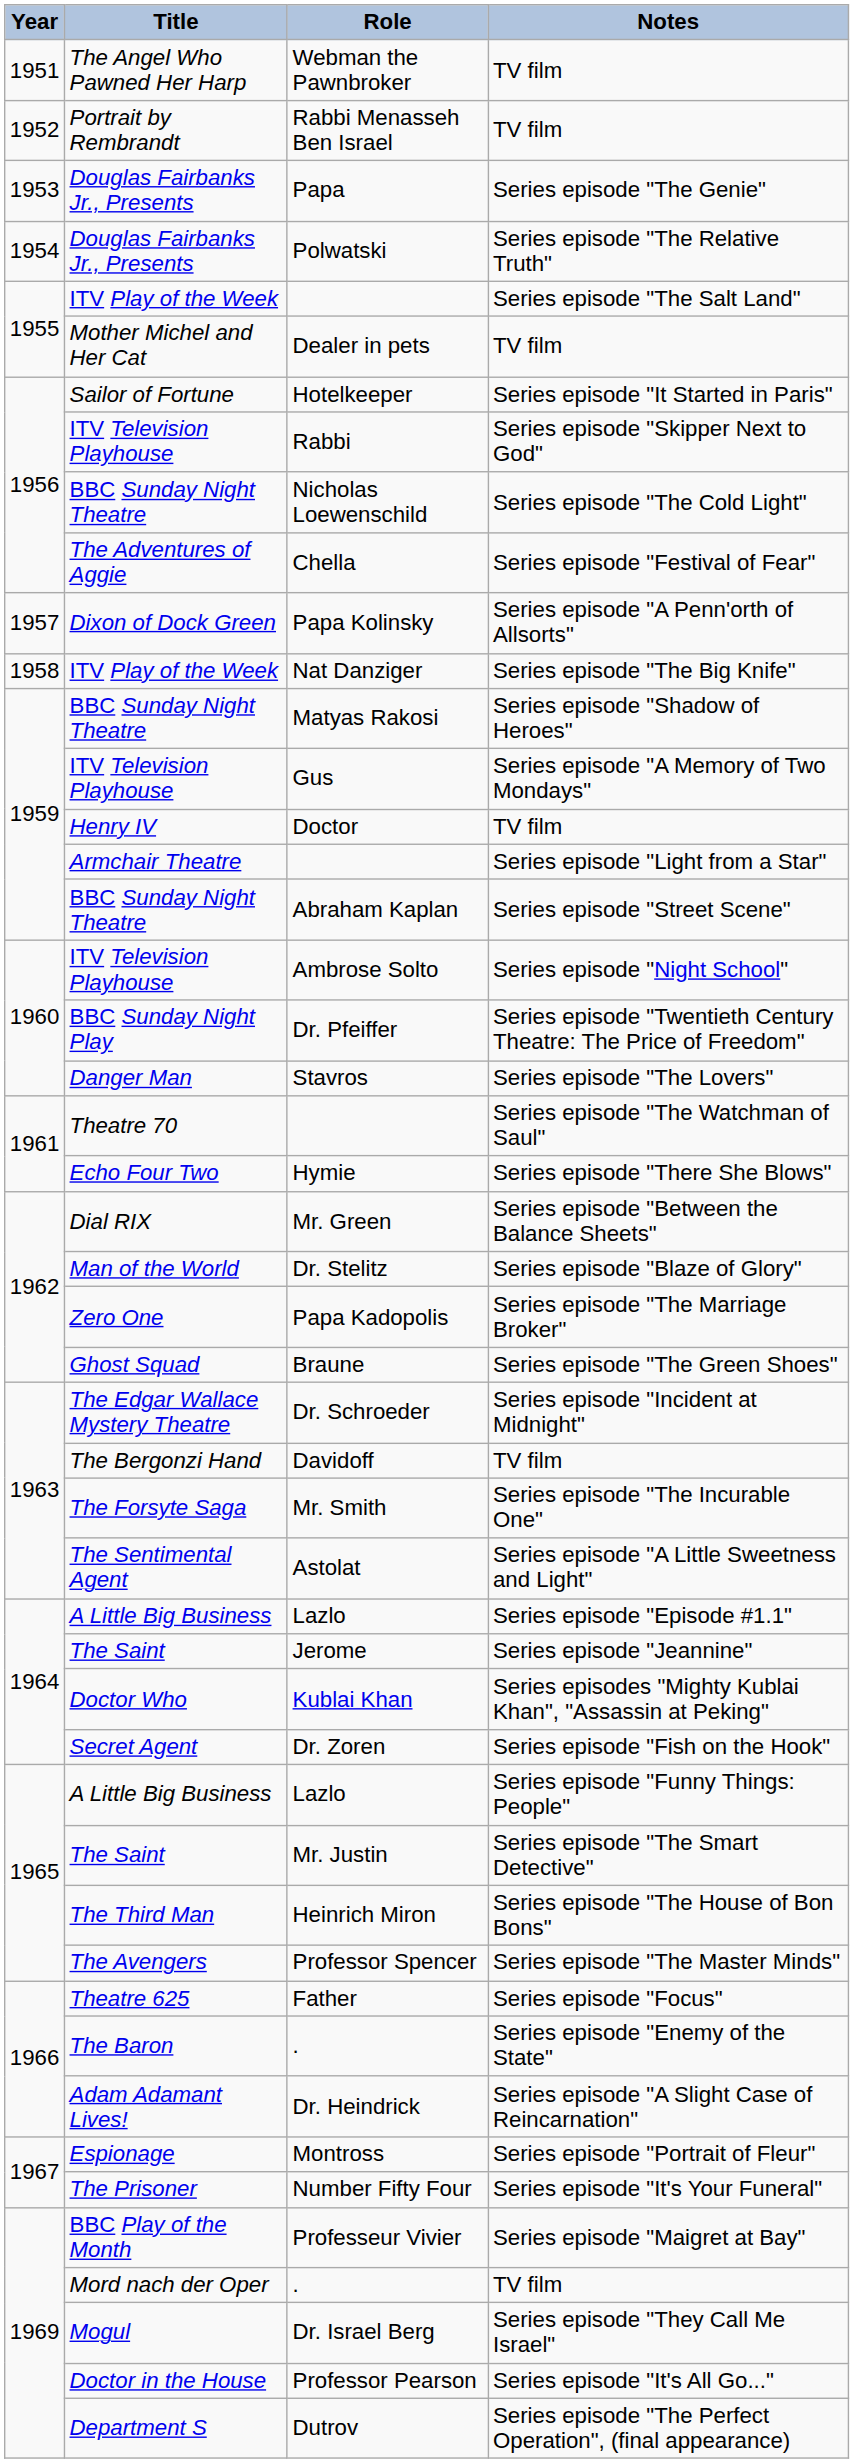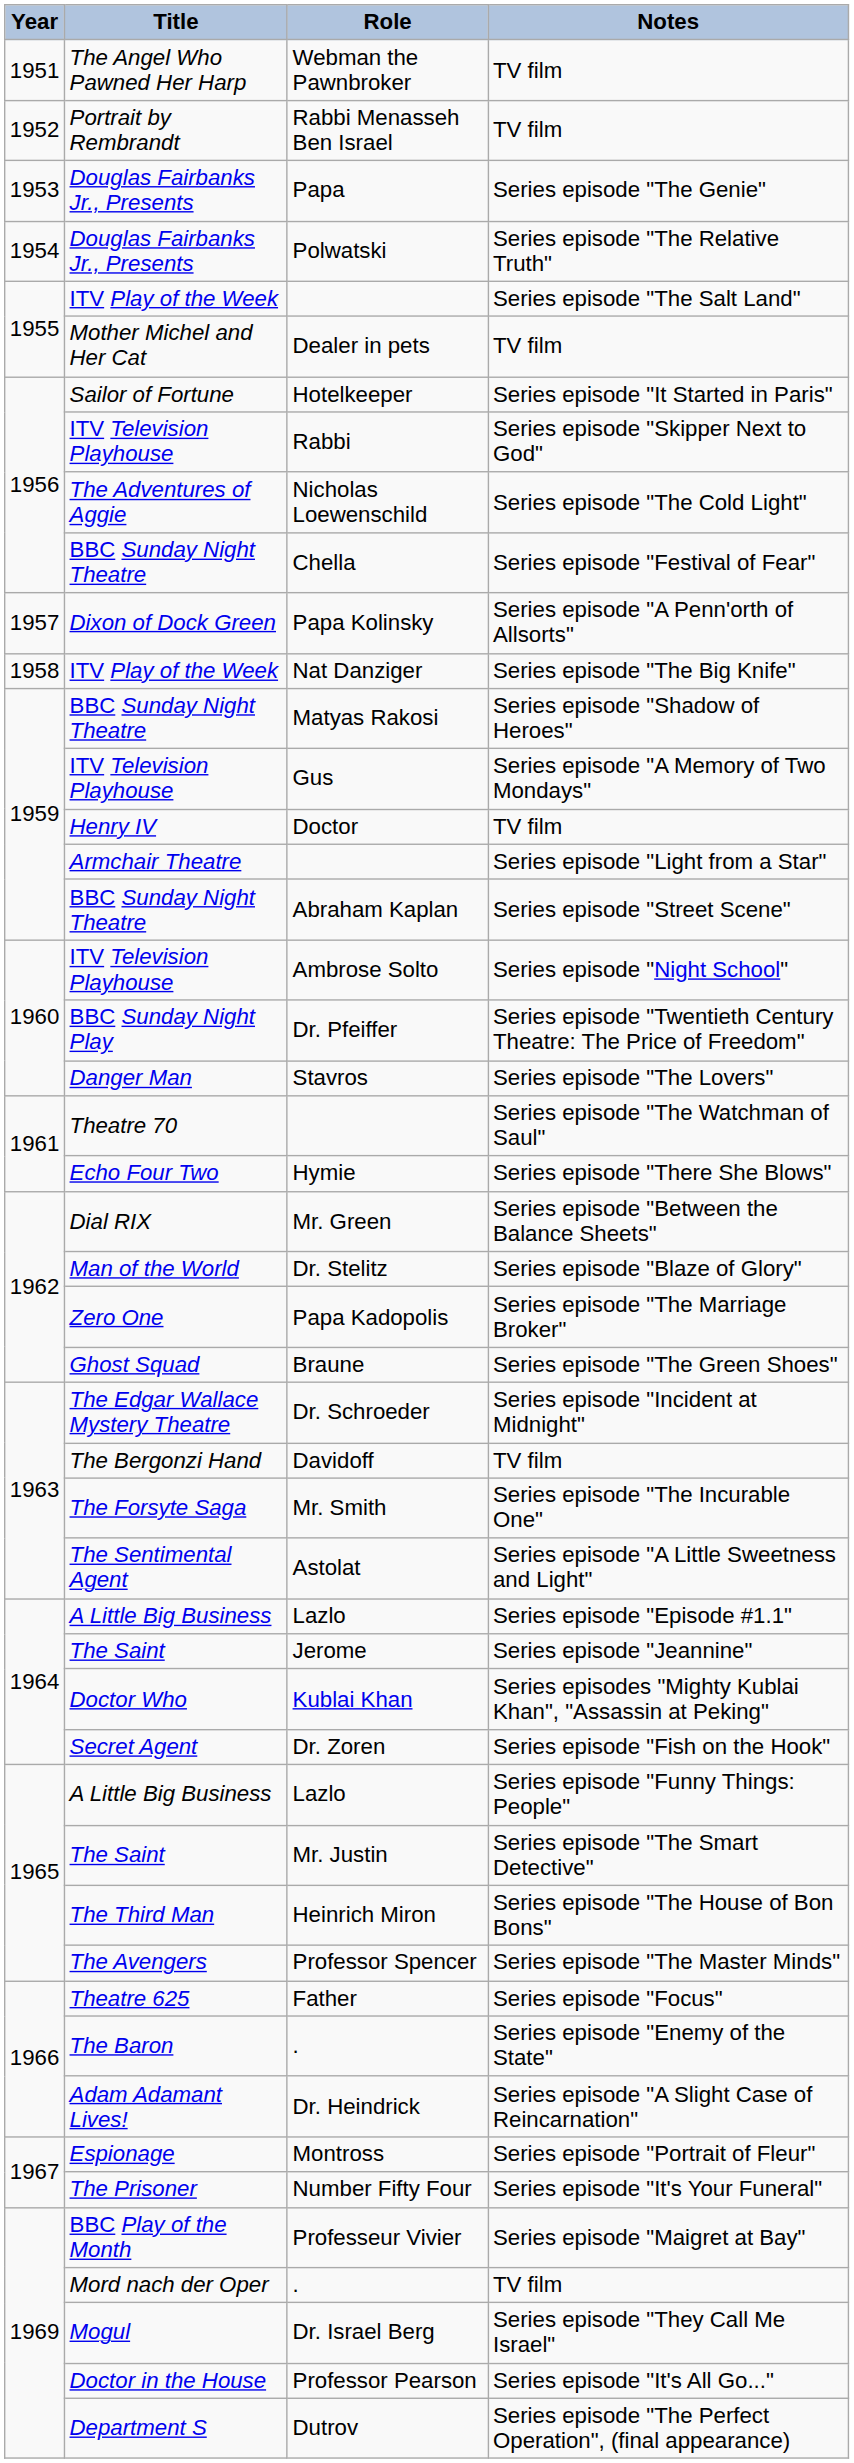(162, 502) BBC Sunday Night Theatre -> (160, 502) The Adventures of Aggie
(160, 562) The Adventures of Aggie -> (162, 562) BBC Sunday Night Theatre
